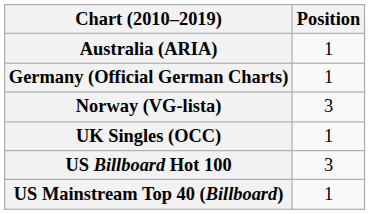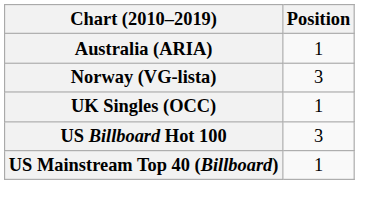- row: (149, 77)
